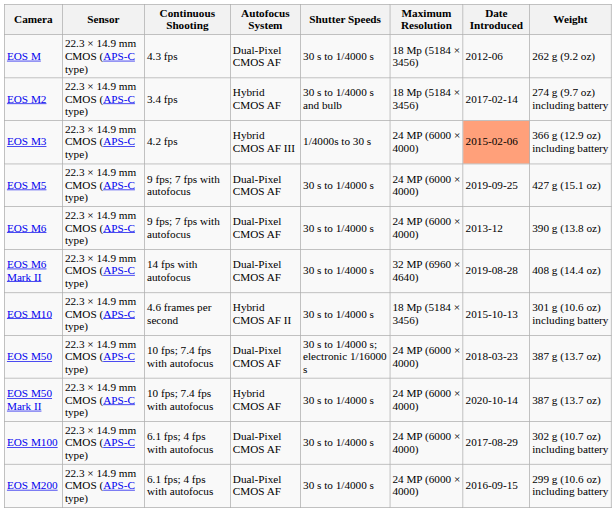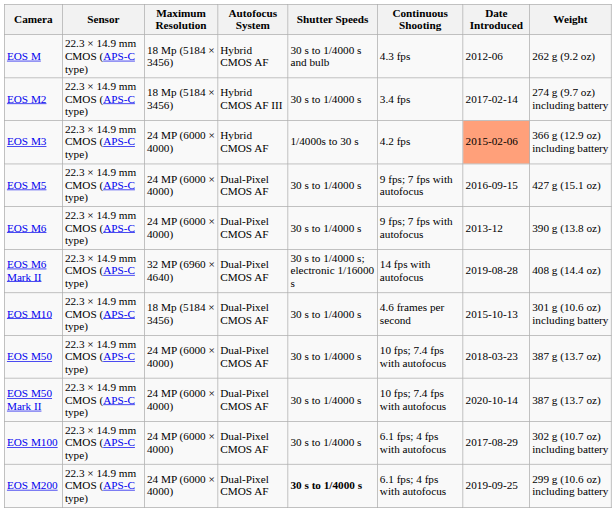columns swapped: (426, 19) <-> (187, 19)
(257, 56) Dual-Pixel CMOS AF -> (244, 56) Hybrid CMOS AF
(339, 56) 30 s to 1/4000 s -> (326, 56) 30 s to 1/4000 s and bulb
(257, 99) Hybrid CMOS AF -> (251, 99) Hybrid CMOS AF III
(339, 99) 30 s to 1/4000 s and bulb -> (326, 99) 30 s to 1/4000 s
(264, 142) Hybrid CMOS AF III -> (244, 142) Hybrid CMOS AF
(492, 185) 2019-09-25 -> (492, 185) 2016-09-15
(339, 271) 30 s to 1/4000 s -> (332, 271) 30 s to 1/4000 s; electronic 1/16000 s
(262, 314) Hybrid CMOS AF II -> (245, 314) Dual-Pixel CMOS AF
(345, 357) 30 s to 1/4000 s; electronic 1/16000 s -> (326, 357) 30 s to 1/4000 s
(257, 400) Hybrid CMOS AF -> (245, 400) Dual-Pixel CMOS AF
(339, 485) normal -> (326, 485) bold
(492, 485) 2016-09-15 -> (492, 485) 2019-09-25
